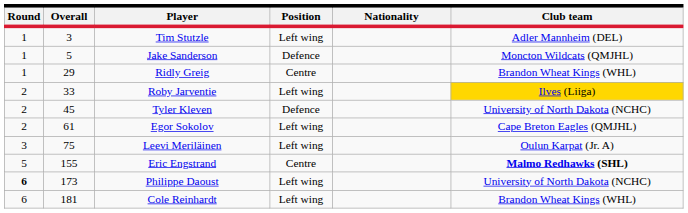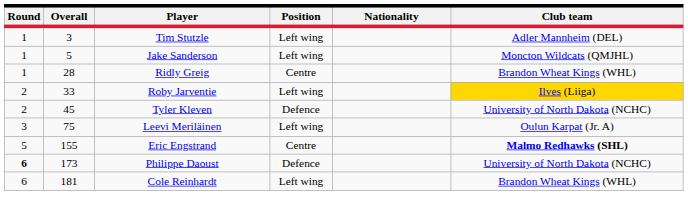(301, 55) Defence -> (301, 55) Left wing
(69, 73) 29 -> (69, 73) 28
- row: (182, 127)
(301, 181) Left wing -> (301, 163) Defence
